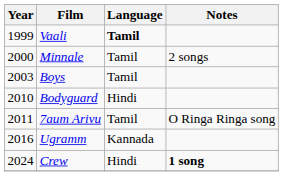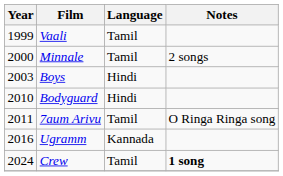(123, 35) bold -> (122, 35) normal
(122, 77) Tamil -> (122, 77) Hindi
(122, 160) Hindi -> (122, 160) Tamil
